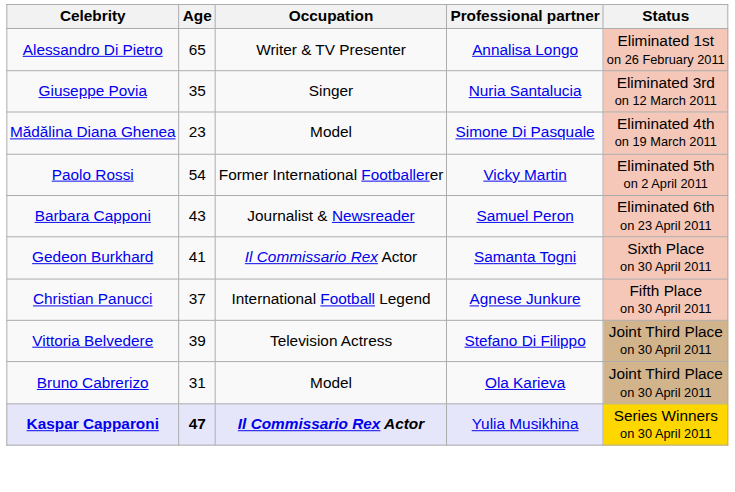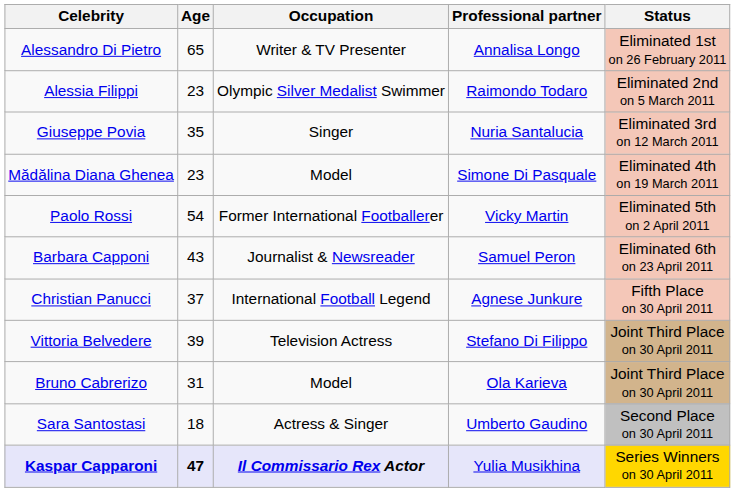+ row: (91, 91)
- row: (93, 257)
+ row: (91, 424)
